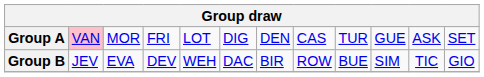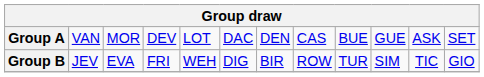(86, 38) pink background -> (86, 38) no background
(158, 38) FRI -> (162, 38) DEV
(236, 38) DIG -> (238, 38) DAC
(353, 38) TUR -> (353, 38) BUE
(162, 60) DEV -> (158, 60) FRI
(238, 60) DAC -> (236, 60) DIG
(353, 60) BUE -> (353, 60) TUR
